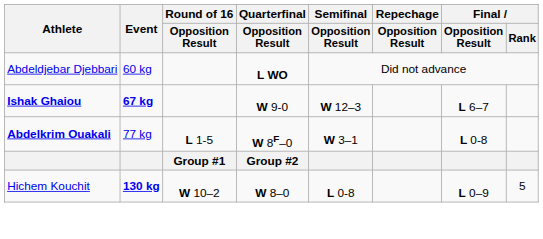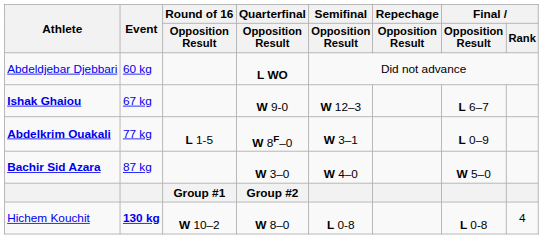(138, 101) bold -> (137, 101) normal
(474, 141) L 0-8 -> (474, 141) L 0–9
+ row: (54, 168)
(474, 193) L 0–9 -> (474, 225) L 0-8
(522, 186) 5 -> (522, 218) 4
